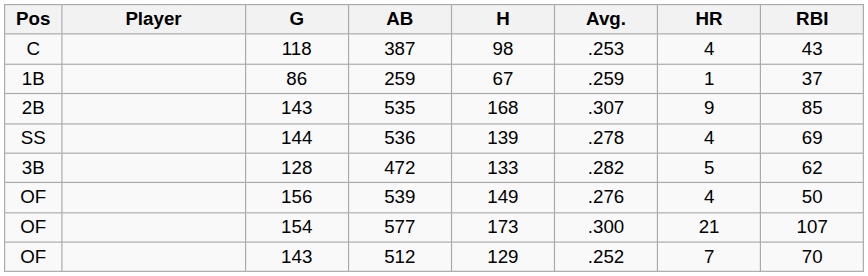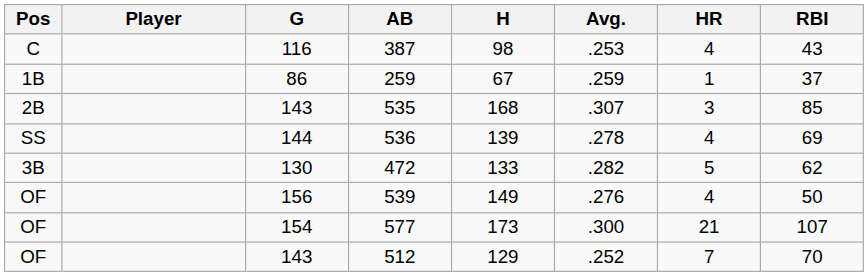(297, 49) 118 -> (297, 49) 116
(709, 108) 9 -> (709, 108) 3
(297, 167) 128 -> (297, 167) 130
